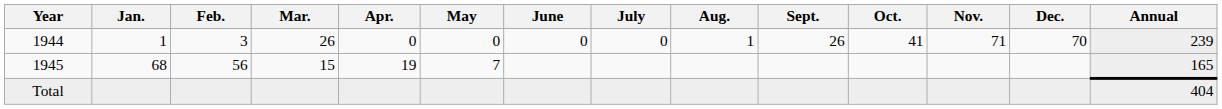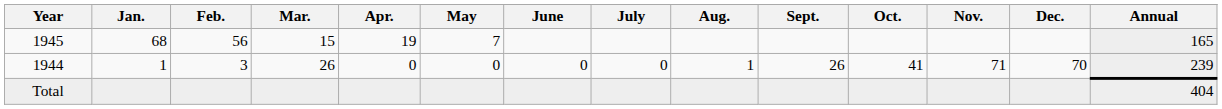rows swapped: (48, 41) <-> (48, 65)
